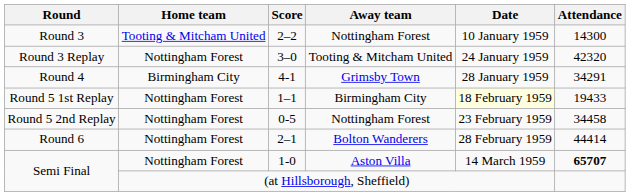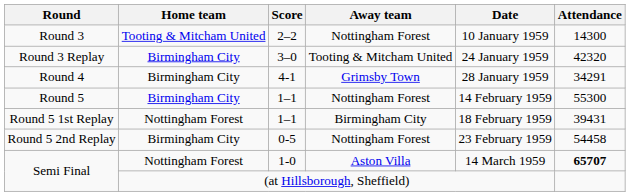(194, 56) Nottingham Forest -> (194, 56) Birmingham City
+ row: (62, 98)
(505, 98) lightyellow background -> (505, 118) no background
(590, 98) 19433 -> (590, 118) 39431
(194, 118) Nottingham Forest -> (194, 139) Birmingham City
(590, 118) 34458 -> (590, 139) 54458
- row: (62, 139)
